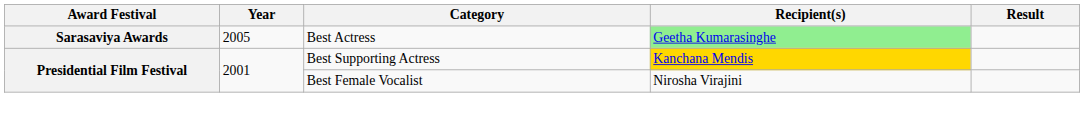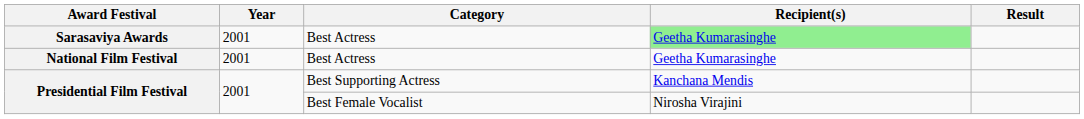(236, 37) 2005 -> (236, 37) 2001
+ row: (112, 59)
(703, 59) gold background -> (703, 80) no background
